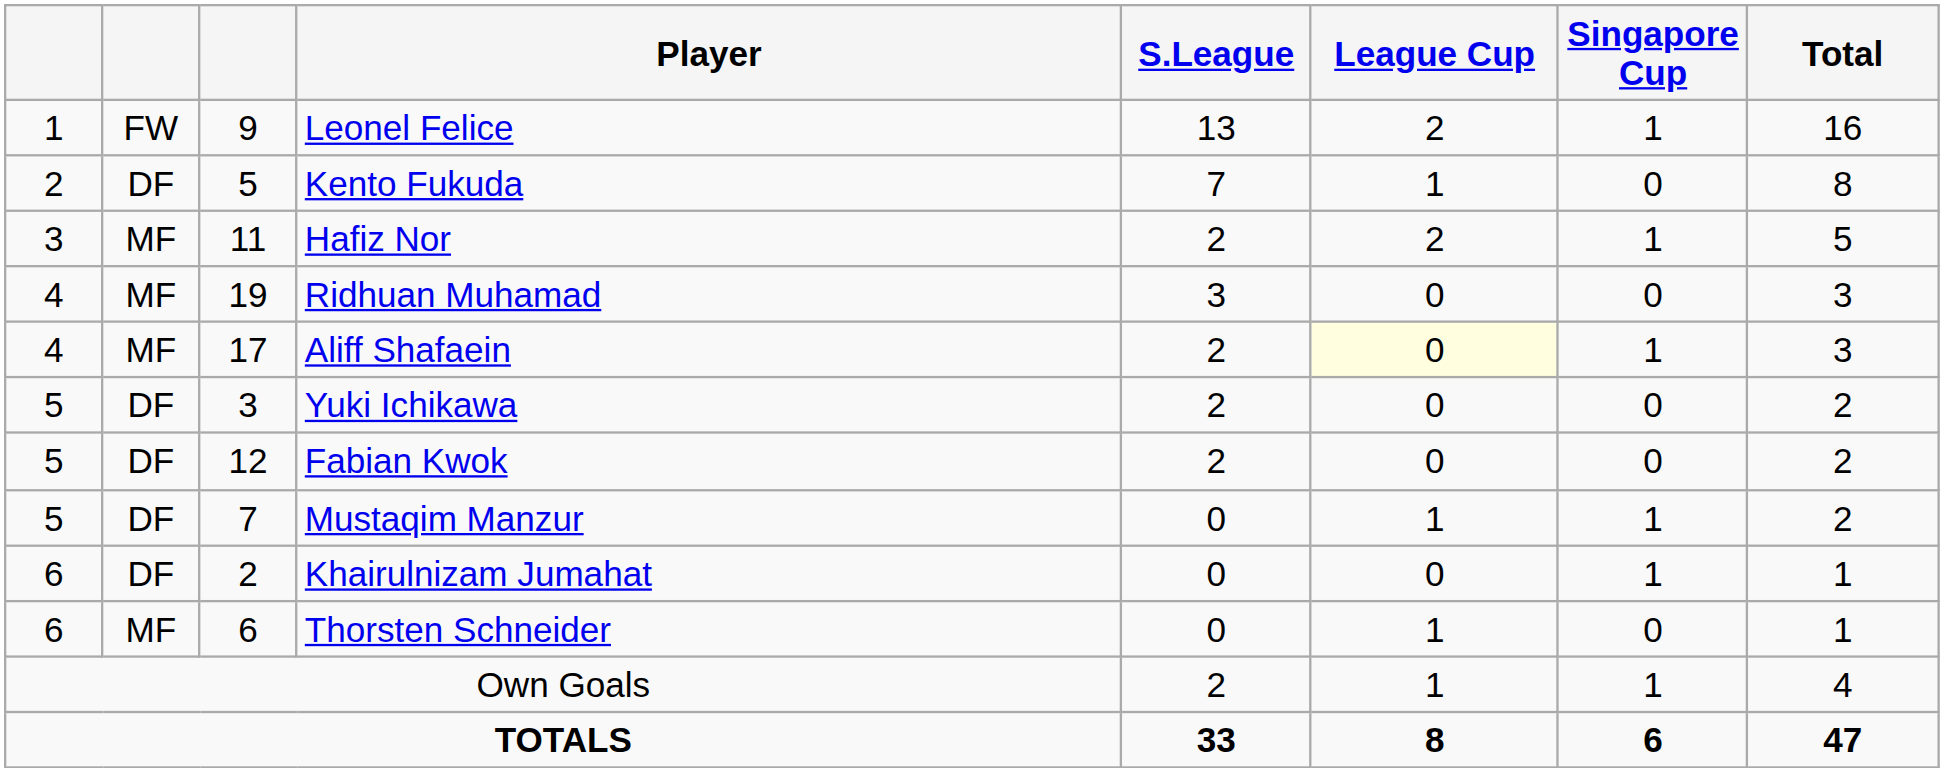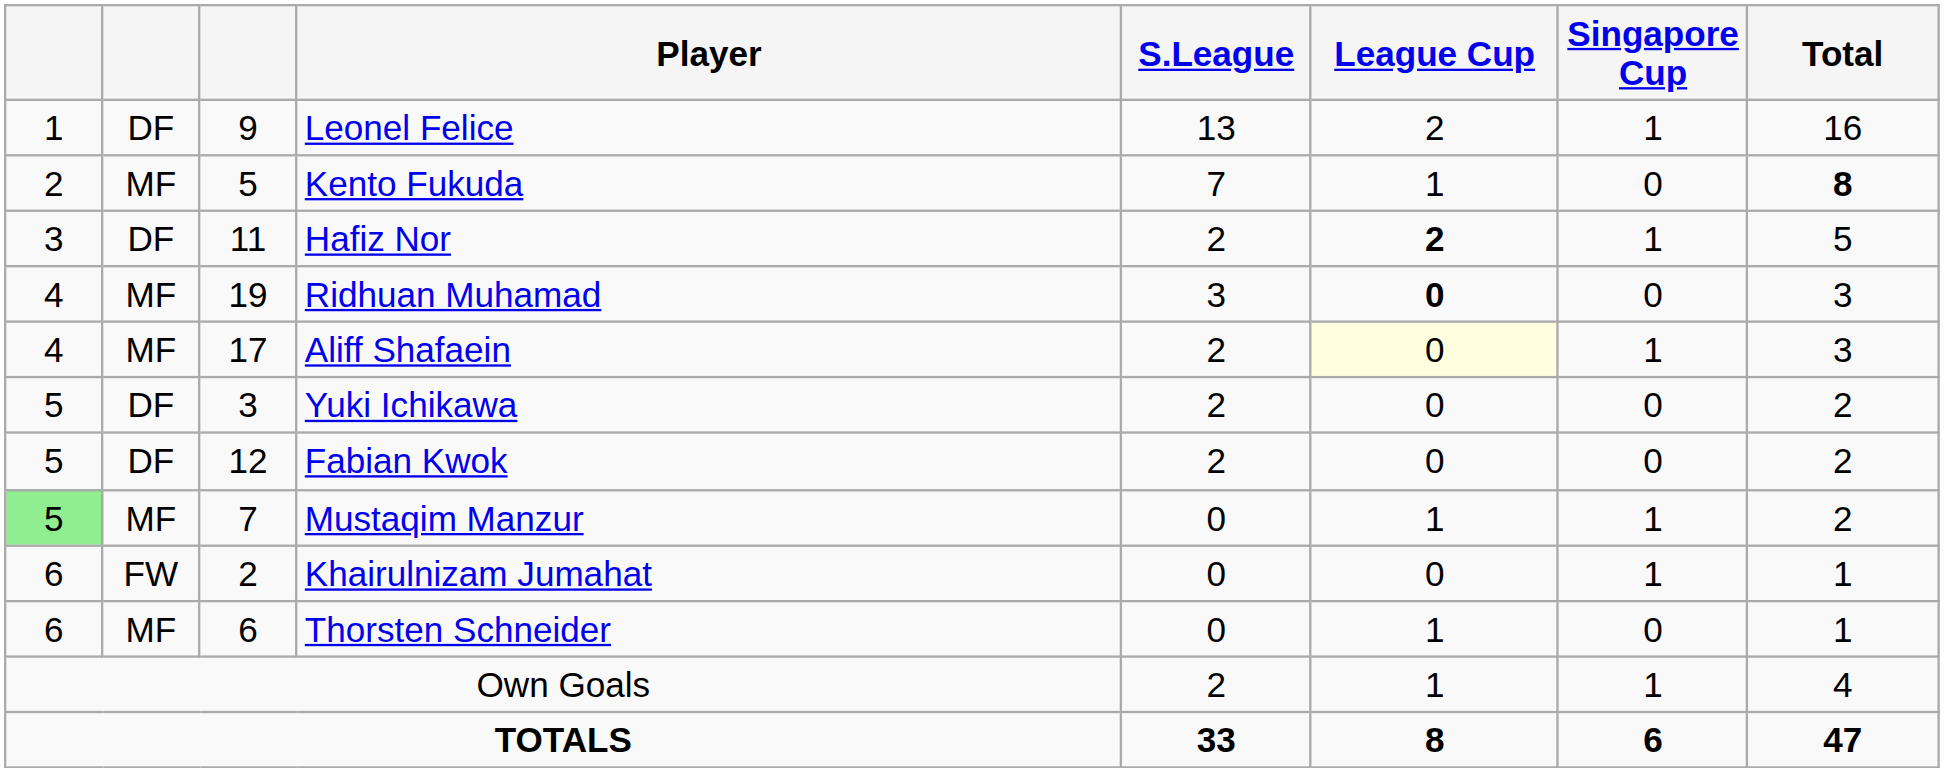(151, 128) FW -> (151, 128) DF
(151, 184) DF -> (151, 184) MF
(1843, 184) normal -> (1843, 184) bold
(151, 239) MF -> (151, 239) DF
(1435, 239) normal -> (1435, 239) bold
(1435, 295) normal -> (1435, 295) bold
(54, 517) no background -> (54, 517) lightgreen background
(151, 517) DF -> (151, 517) MF
(151, 573) DF -> (151, 573) FW
